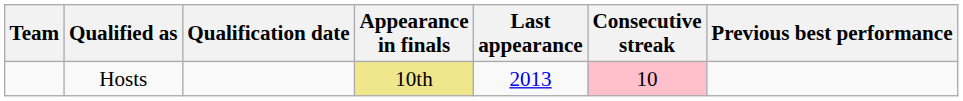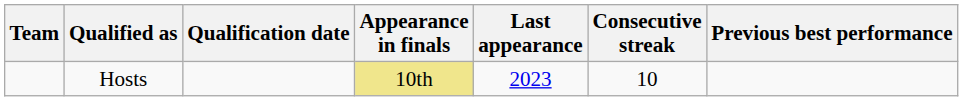(531, 78) 2013 -> (531, 78) 2023
(647, 78) pink background -> (647, 78) no background
